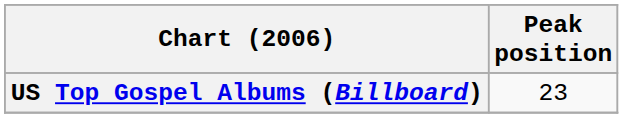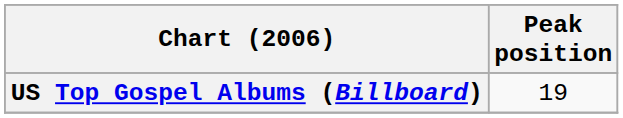(553, 93) 23 -> (553, 93) 19
